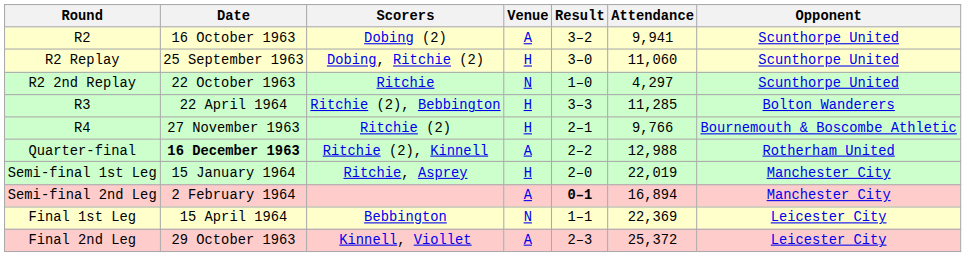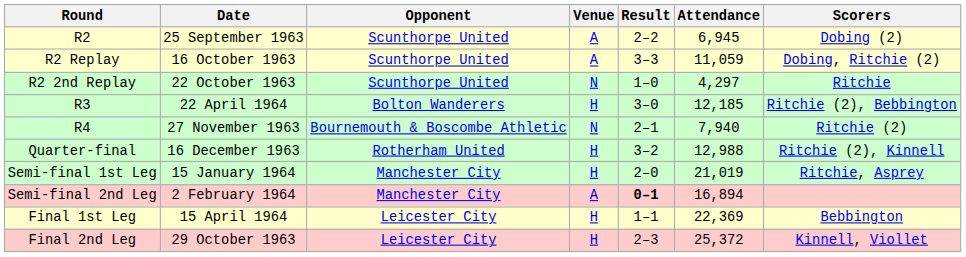columns swapped: (829, 16) <-> (405, 16)
(234, 38) 16 October 1963 -> (234, 38) 25 September 1963
(580, 38) 3–2 -> (646, 38) 2–2
(653, 38) 9,941 -> (719, 38) 6,945
(234, 61) 25 September 1963 -> (234, 61) 16 October 1963
(528, 61) H -> (594, 61) A
(580, 61) 3–0 -> (646, 61) 3–3
(653, 61) 11,060 -> (719, 61) 11,059
(580, 106) 3–3 -> (646, 106) 3–0
(653, 106) 11,285 -> (719, 106) 12,185
(528, 128) H -> (594, 128) N
(653, 128) 9,766 -> (719, 128) 7,940
(234, 151) bold -> (234, 151) normal
(528, 151) A -> (594, 151) H
(580, 151) 2–2 -> (646, 151) 3–2
(653, 173) 22,019 -> (719, 173) 21,019
(528, 218) N -> (594, 218) H
(528, 240) A -> (594, 240) H
